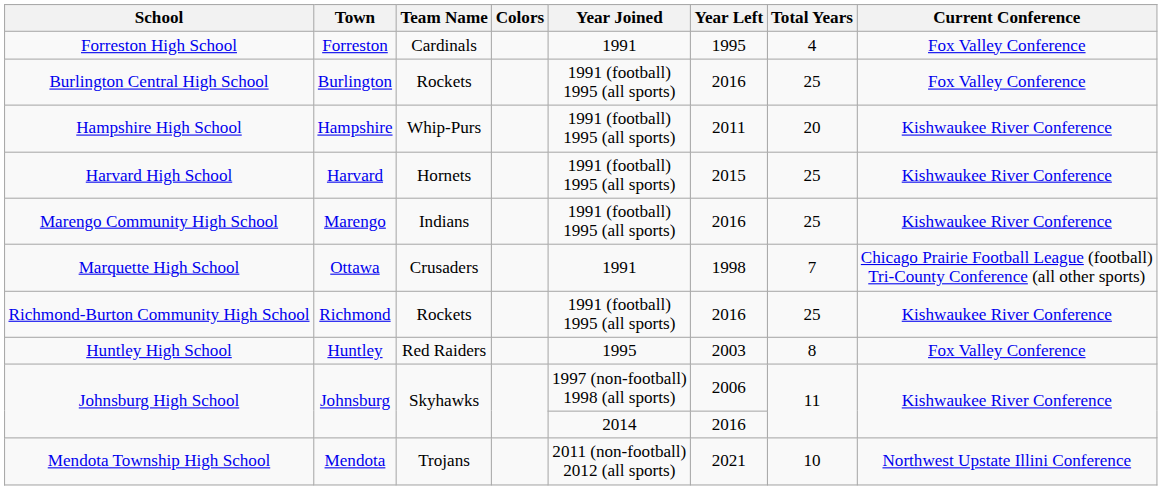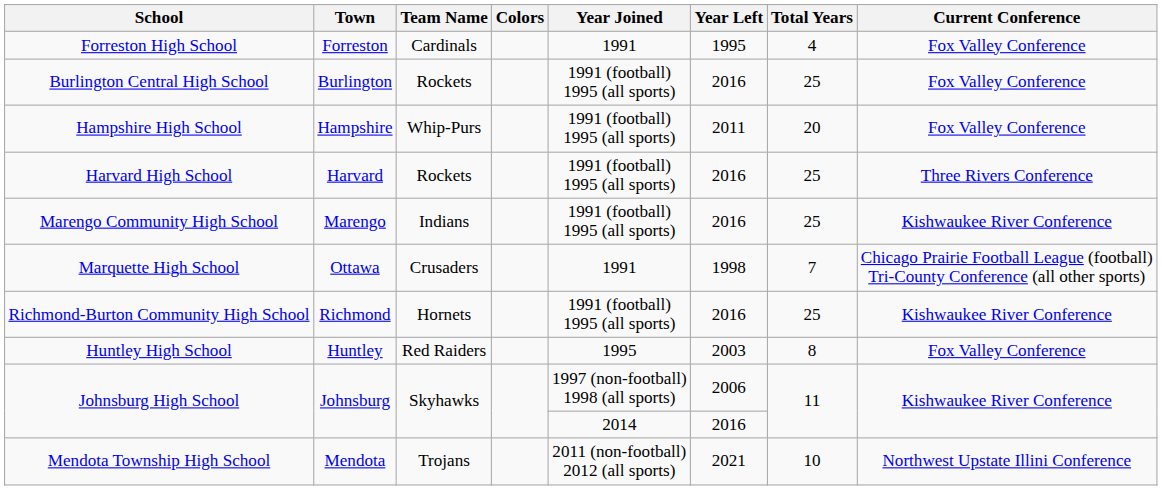(1007, 128) Kishwaukee River Conference -> (1007, 128) Fox Valley Conference
(444, 174) Hornets -> (444, 174) Rockets
(729, 174) 2015 -> (729, 174) 2016
(1007, 174) Kishwaukee River Conference -> (1007, 174) Three Rivers Conference
(444, 314) Rockets -> (444, 314) Hornets
